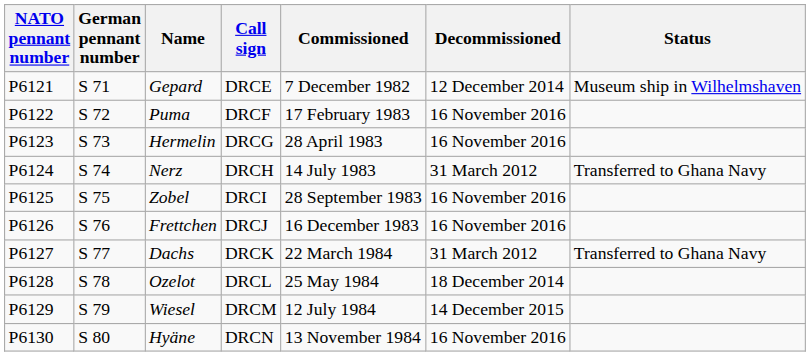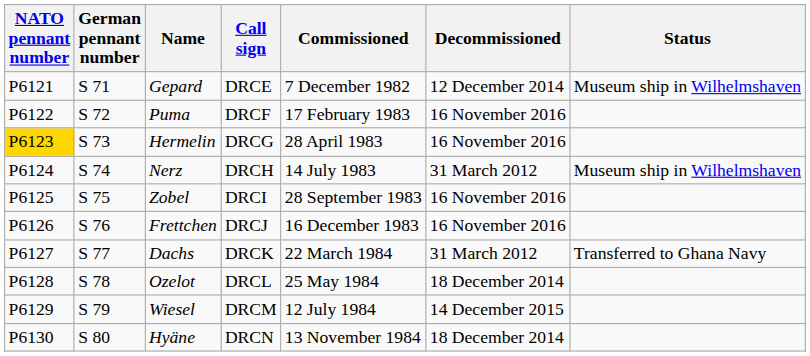(31, 141) no background -> (31, 141) gold background
(670, 169) Transferred to Ghana Navy -> (687, 169) Museum ship in Wilhelmshaven
(498, 337) 16 November 2016 -> (497, 337) 18 December 2014
